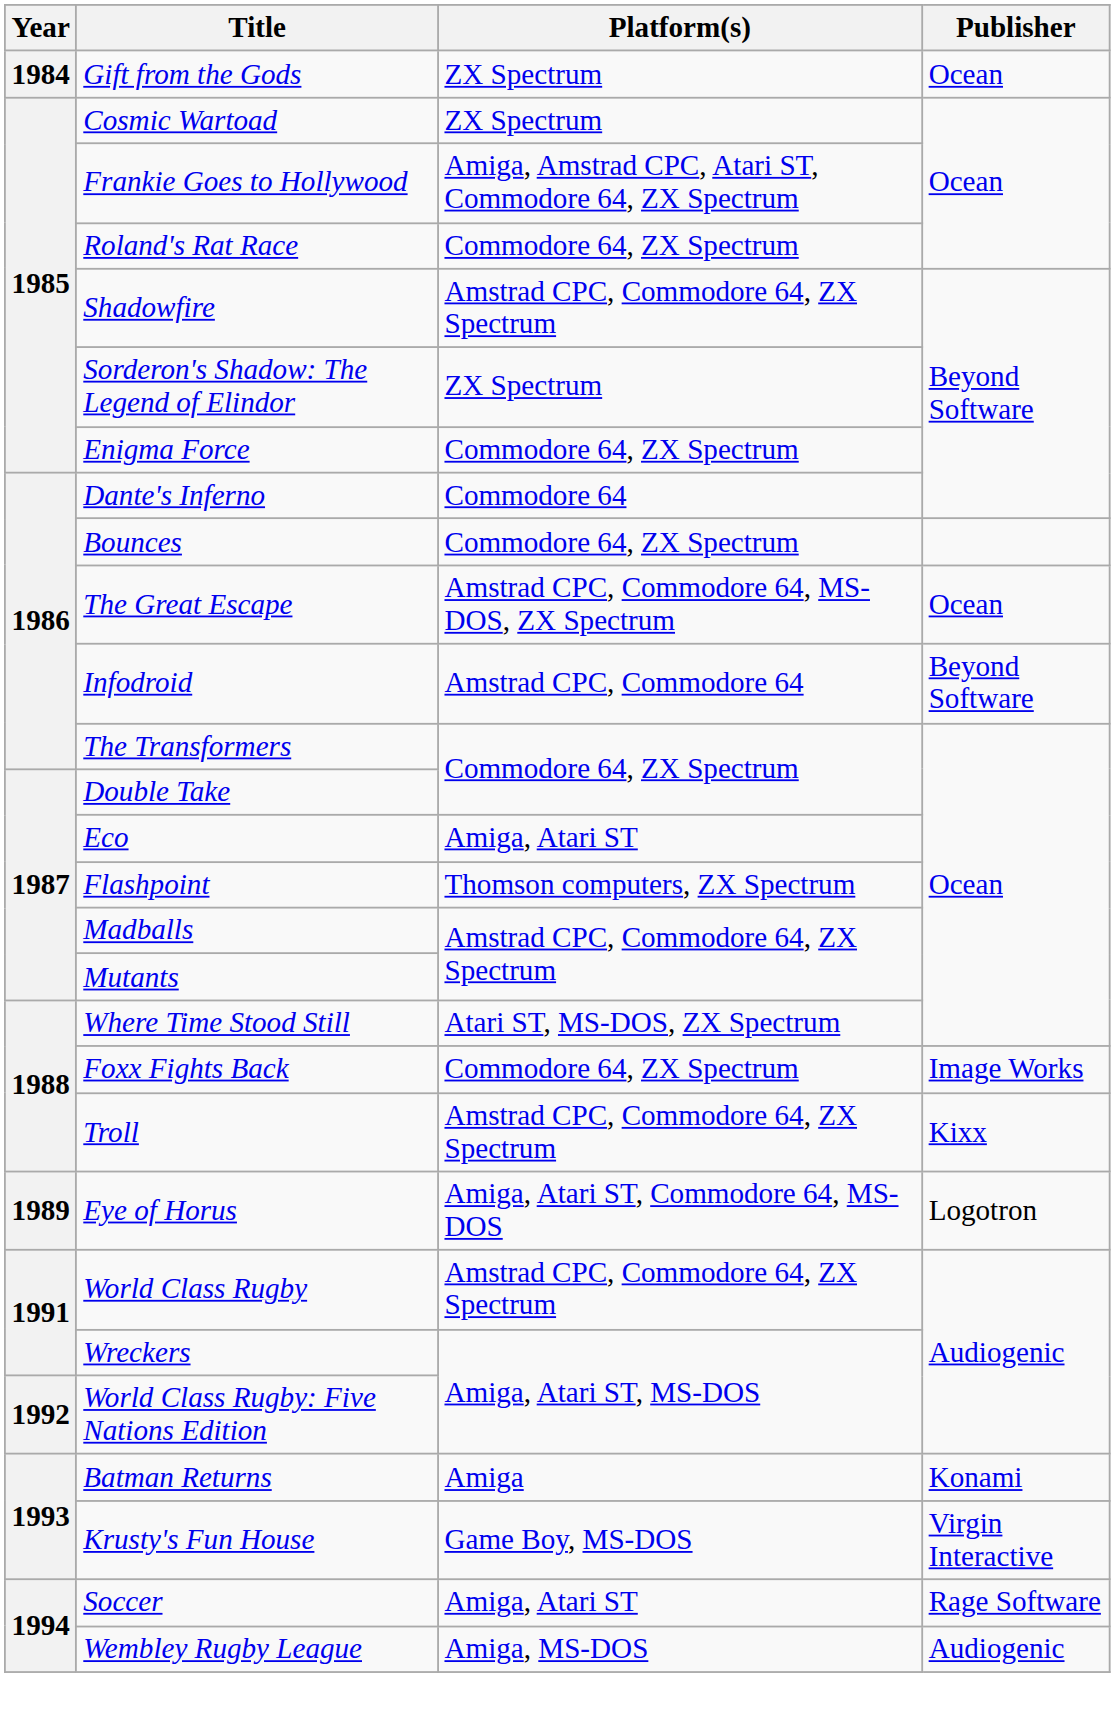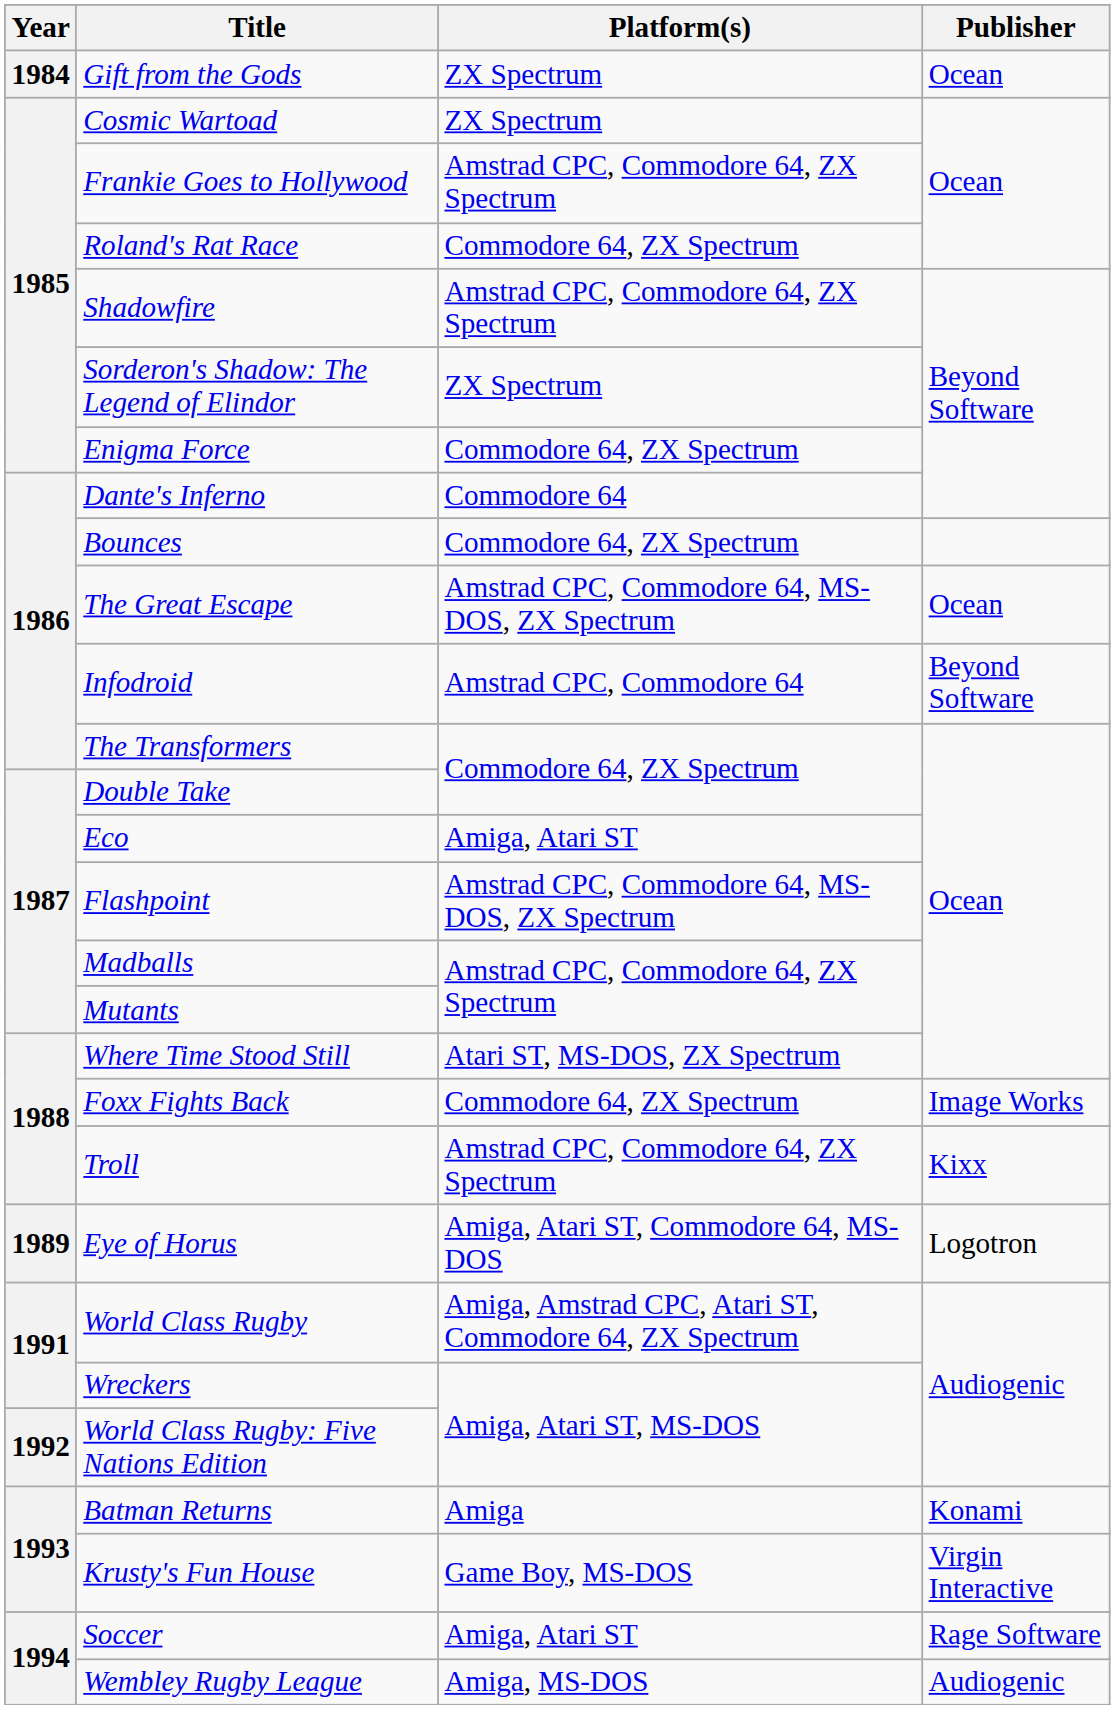(631, 182) Amiga, Amstrad CPC, Atari ST, Commodore 64, ZX Spectrum -> (651, 182) Amstrad CPC, Commodore 64, ZX Spectrum
(650, 884) Thomson computers, ZX Spectrum -> (657, 900) Amstrad CPC, Commodore 64, MS-DOS, ZX Spectrum
(651, 1289) Amstrad CPC, Commodore 64, ZX Spectrum -> (631, 1322) Amiga, Amstrad CPC, Atari ST, Commodore 64, ZX Spectrum
